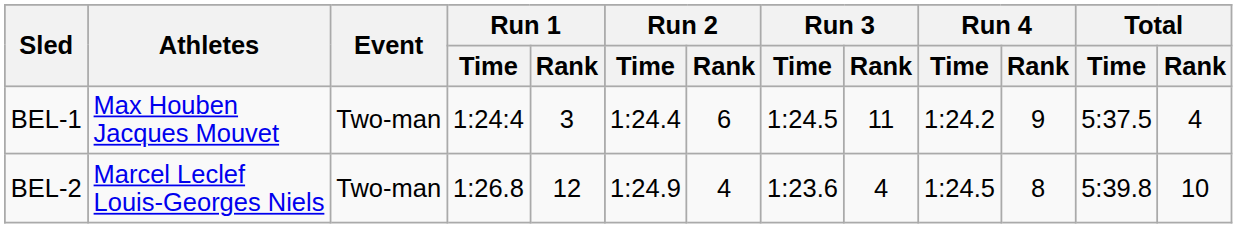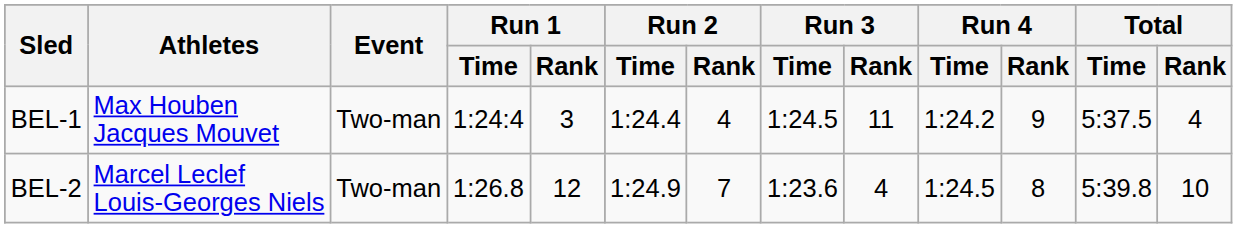(724, 120) 6 -> (724, 120) 4
(724, 189) 4 -> (724, 189) 7
